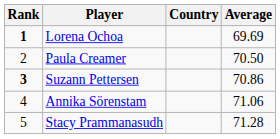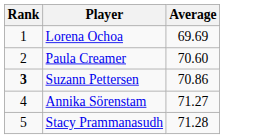- column: (194, 15)
(23, 36) bold -> (23, 36) normal
(248, 58) 70.50 -> (193, 58) 70.60
(248, 101) 71.06 -> (193, 101) 71.27
